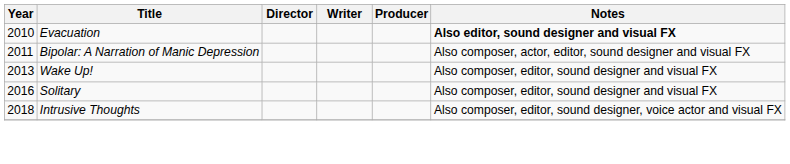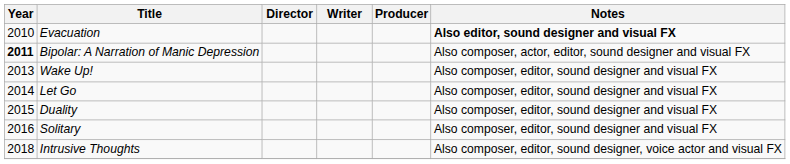(20, 52) normal -> (20, 52) bold
+ row: (58, 91)
+ row: (58, 110)
